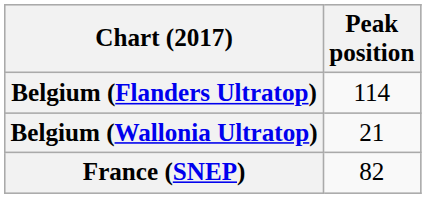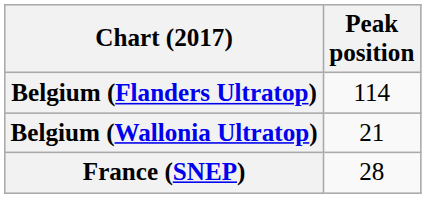(372, 172) 82 -> (372, 172) 28
